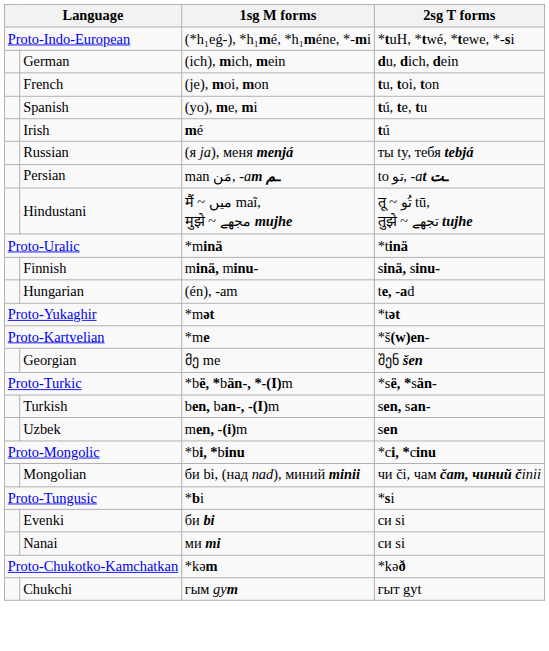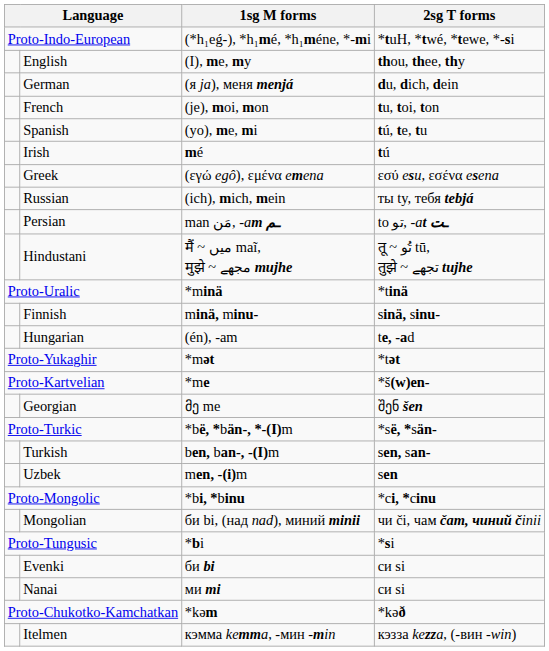+ row: (45, 61)
(235, 61) (ich), mich, mein -> (239, 84) (я ja), меня menjá
+ row: (41, 175)
(239, 152) (я ja), меня menjá -> (235, 198) (ich), mich, mein
- row: (48, 589)
+ row: (45, 634)
